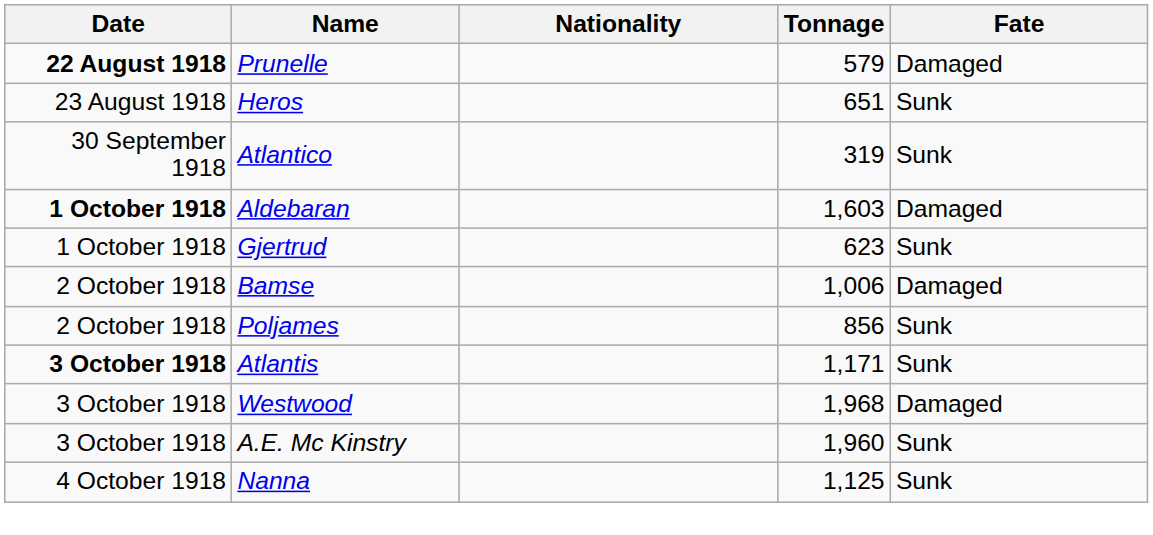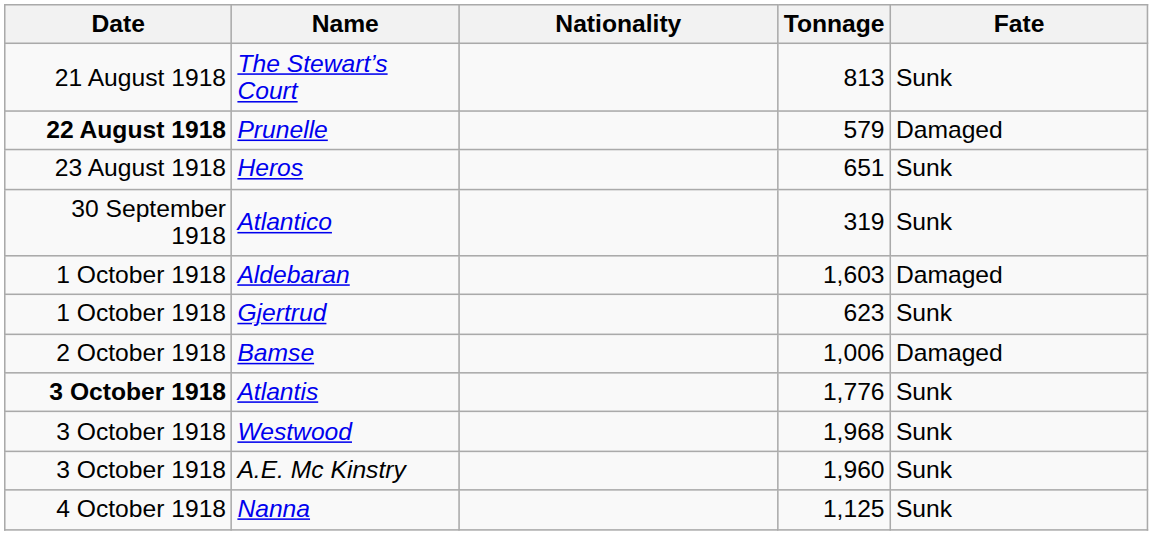+ row: (313, 76)
(138, 208) bold -> (141, 274) normal
- row: (288, 325)
(854, 364) 1,171 -> (854, 392) 1,776
(949, 403) Damaged -> (924, 431) Sunk
